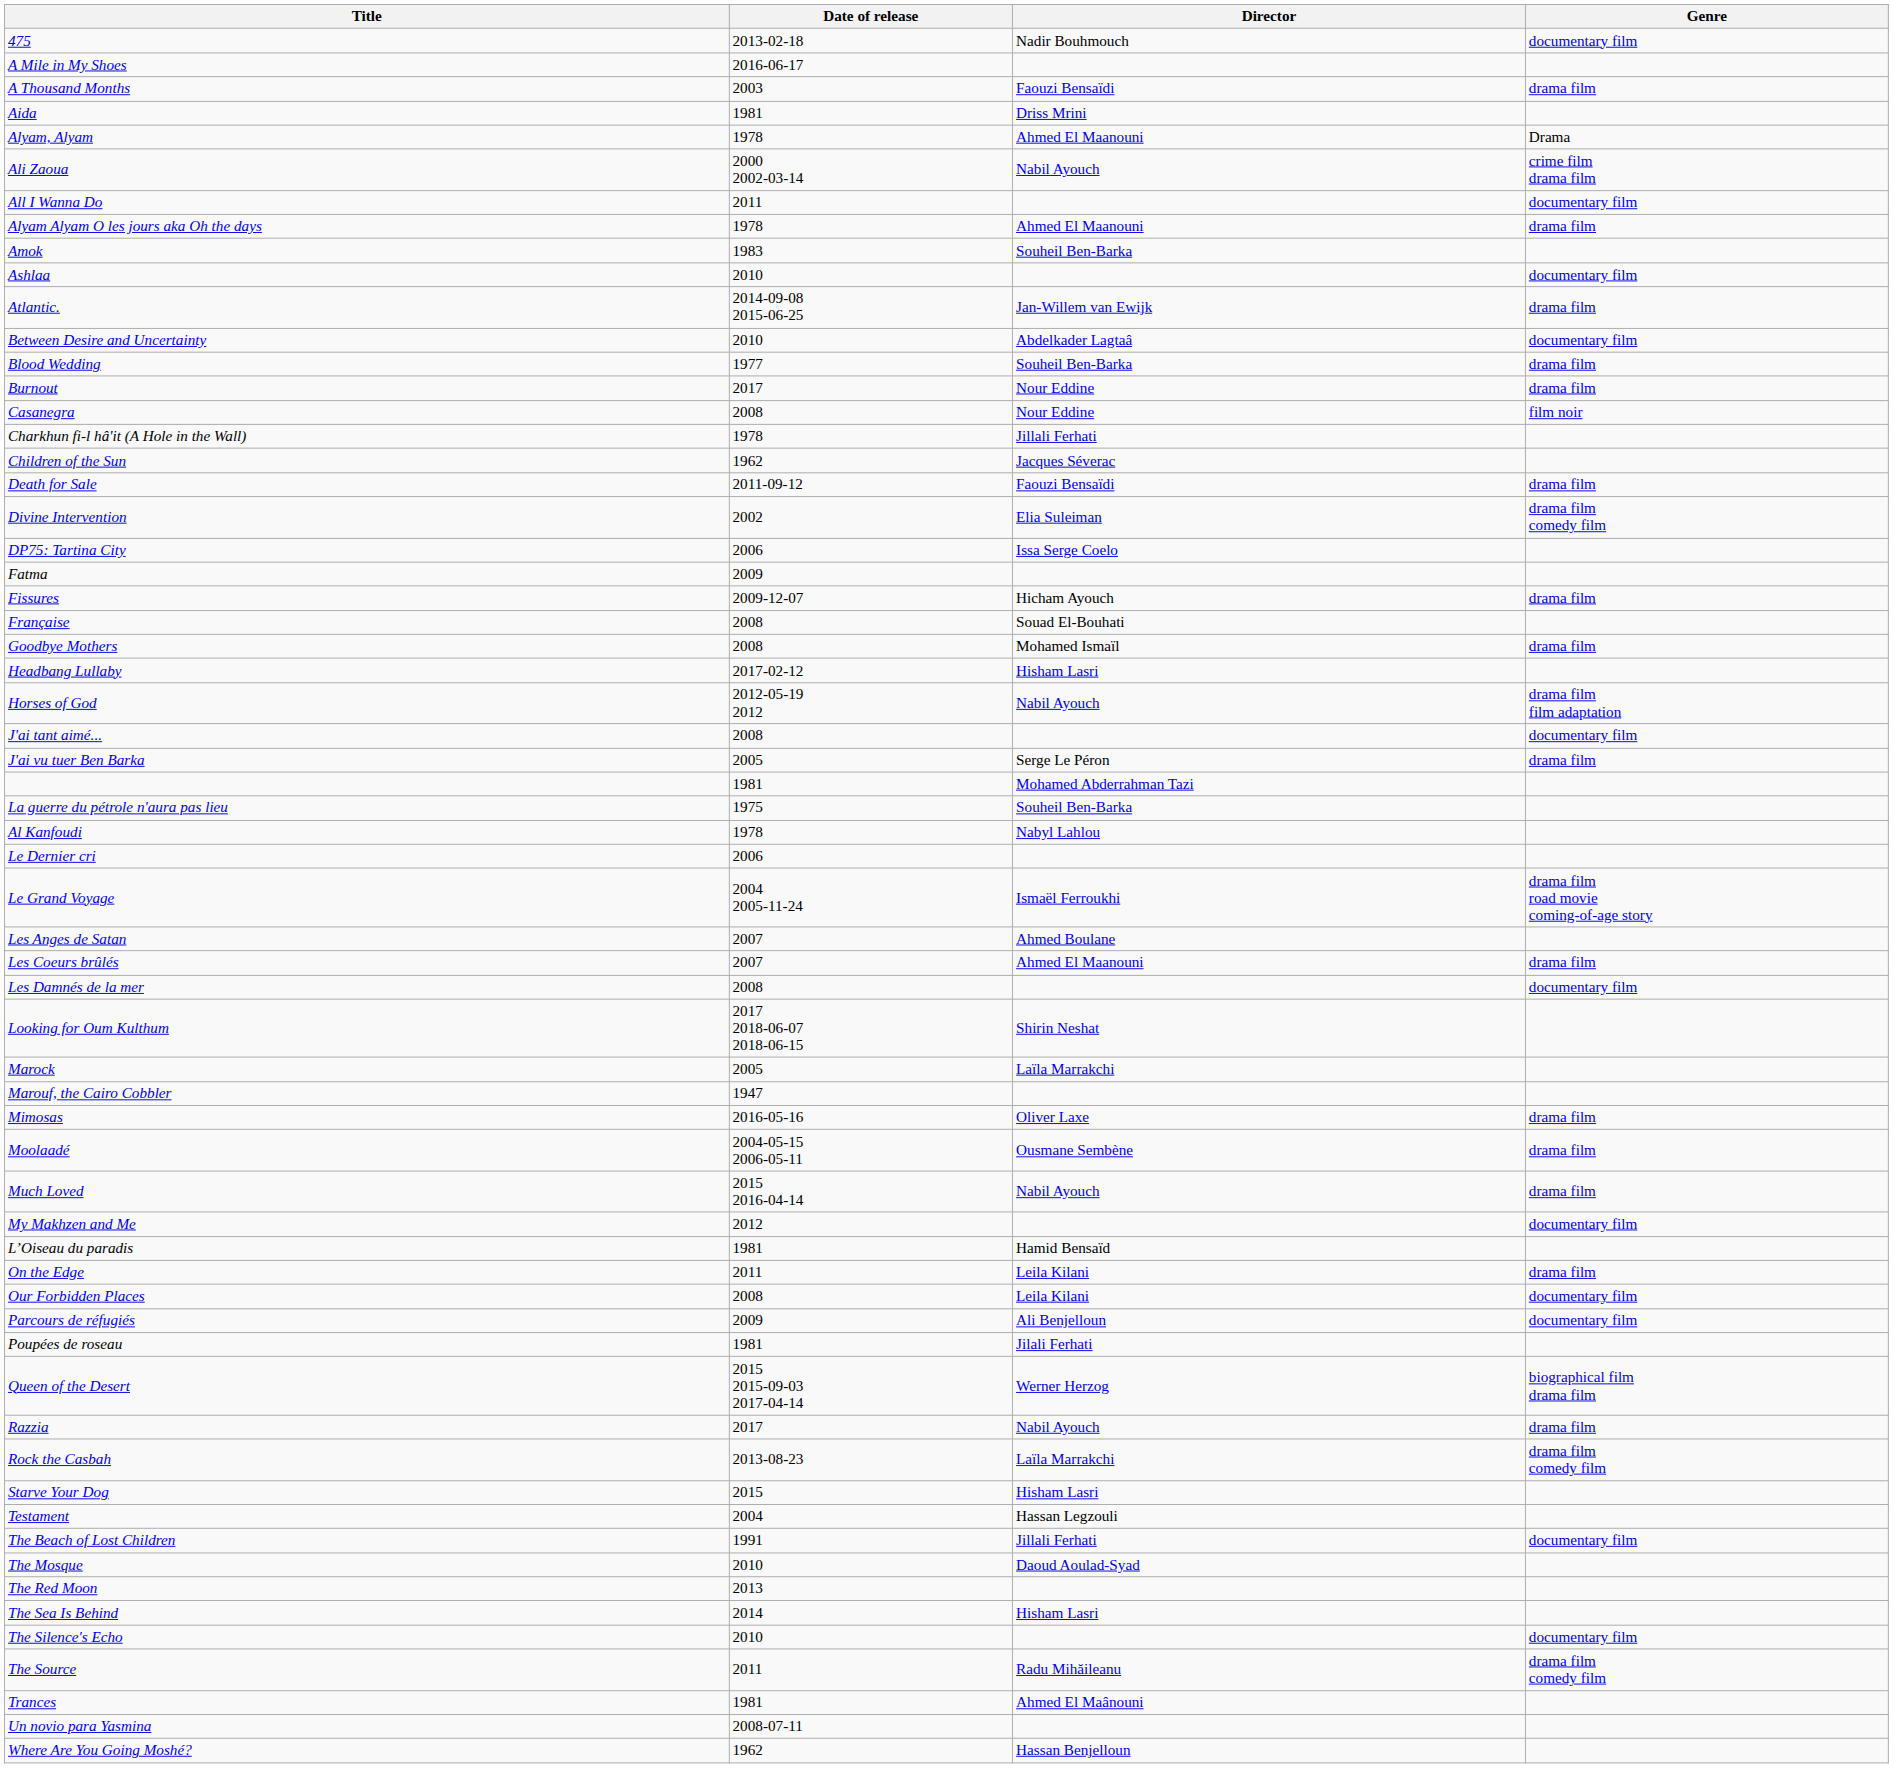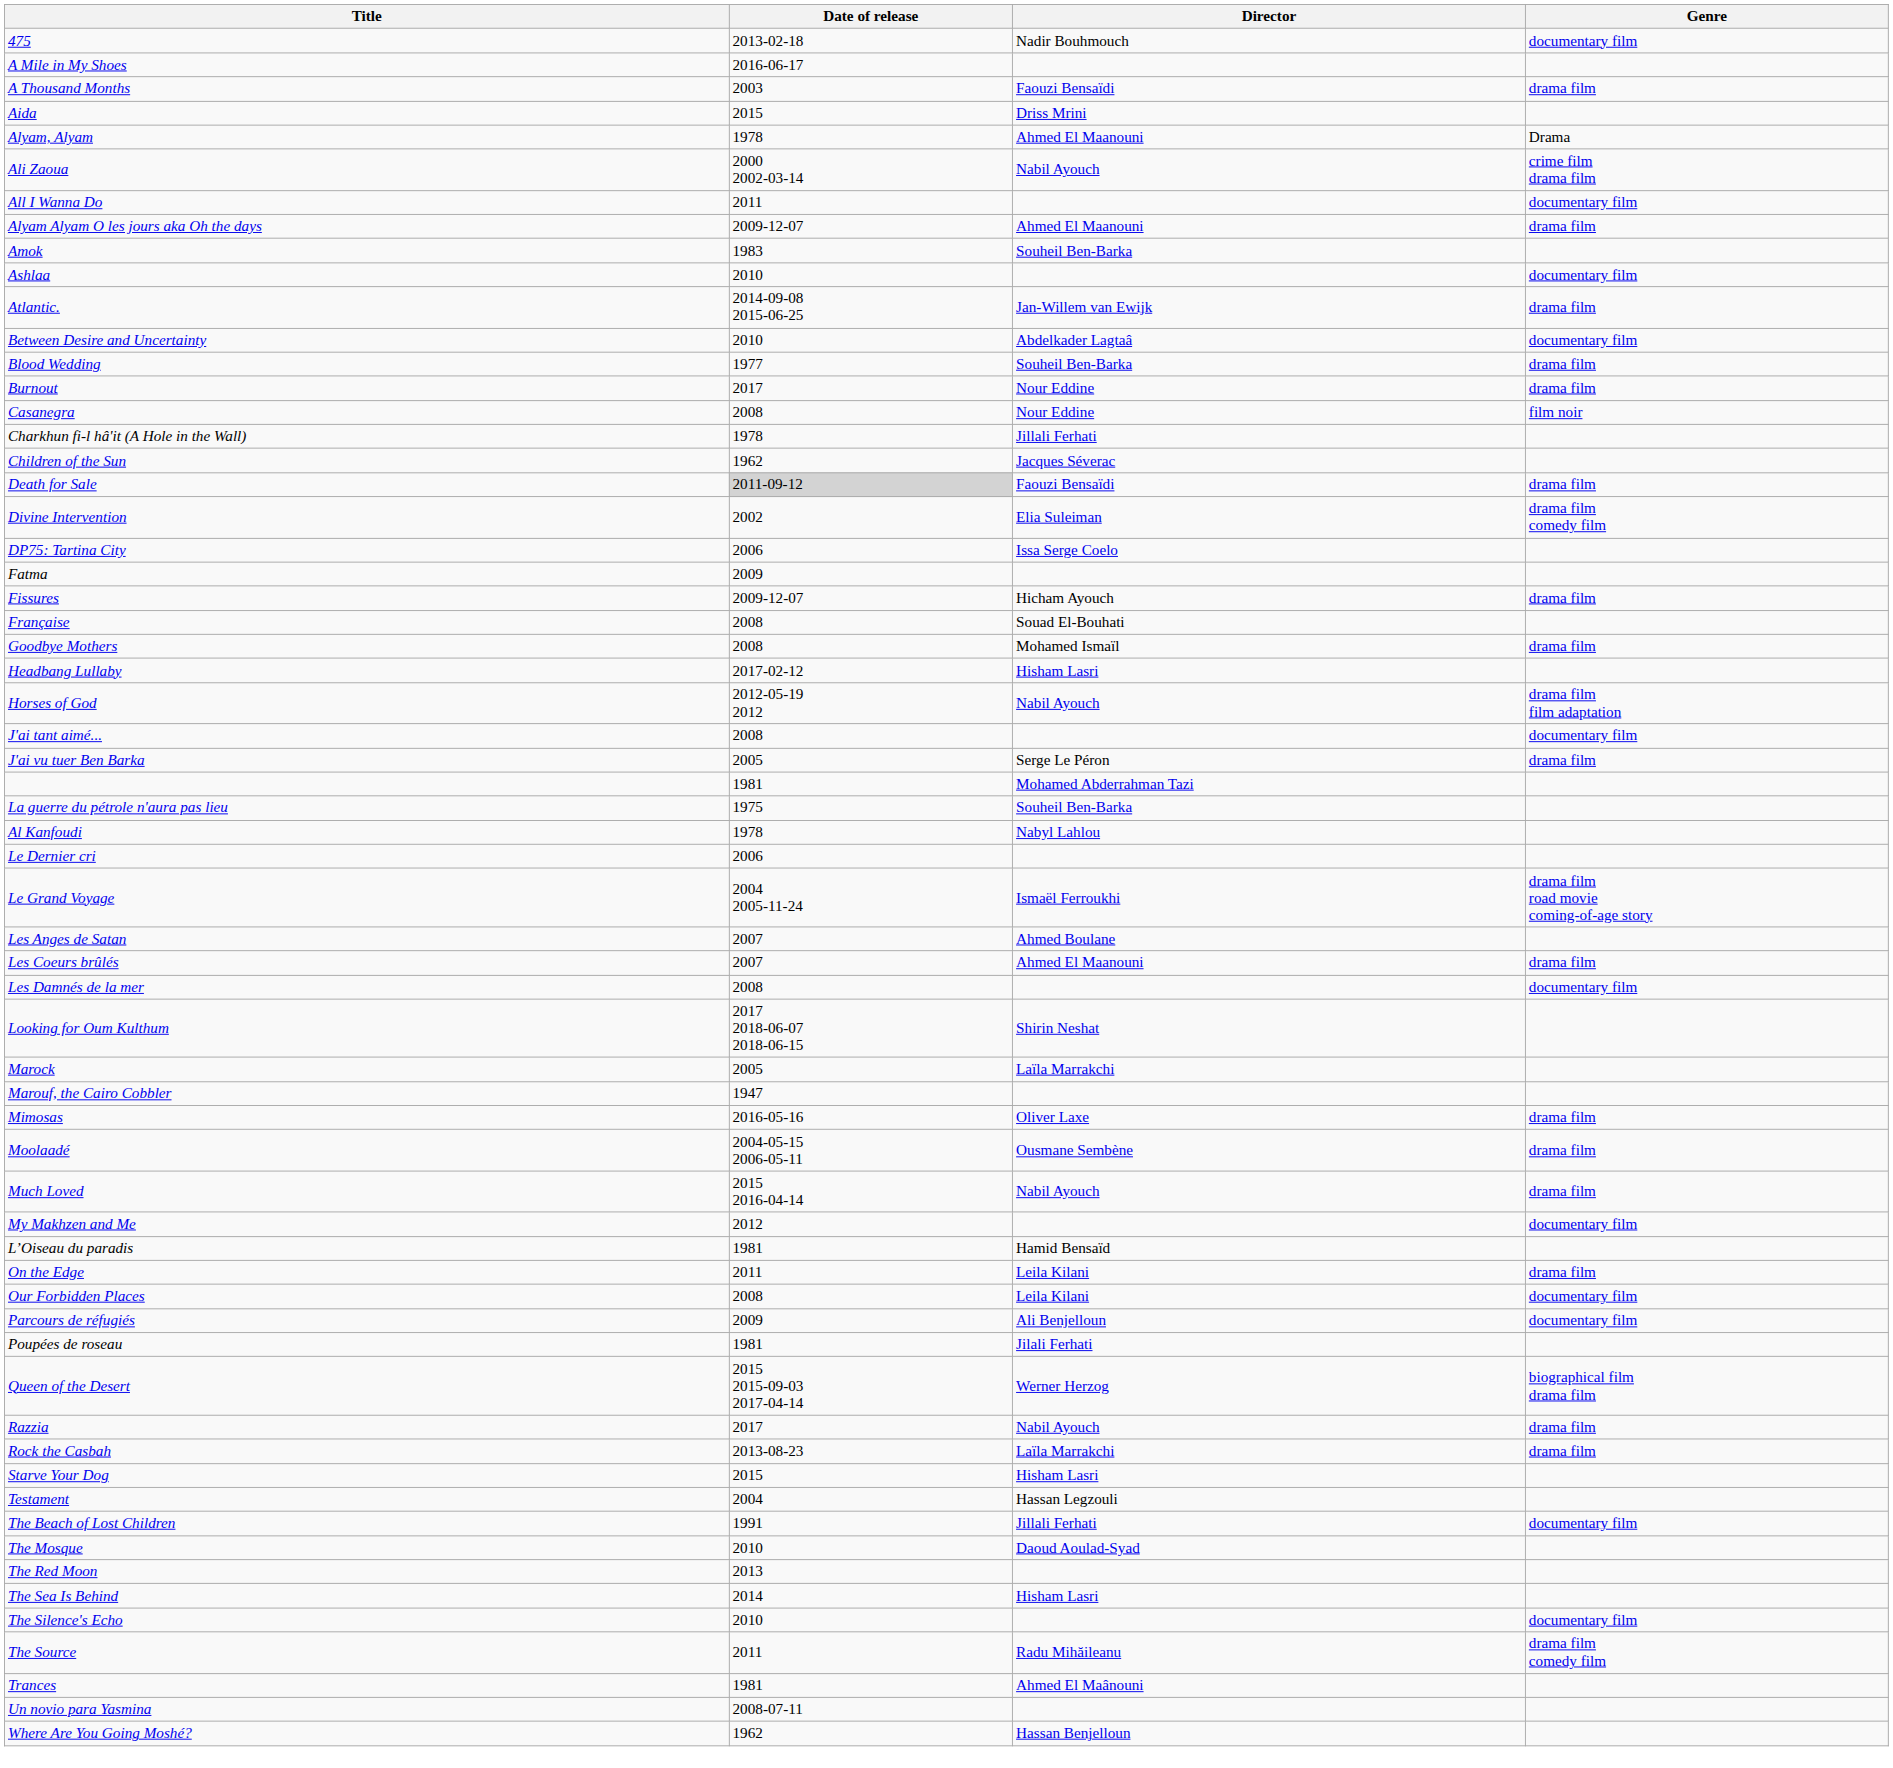(748, 112) 1981 -> (748, 112) 2015
(748, 226) 1978 -> (768, 226) 2009-12-07
(768, 484) no background -> (768, 484) lightgrey background
(1567, 1459) drama film comedy film -> (1562, 1451) drama film
